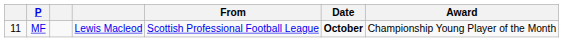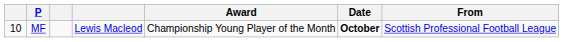columns swapped: (462, 12) <-> (233, 12)
(16, 28) 11 -> (16, 28) 10
